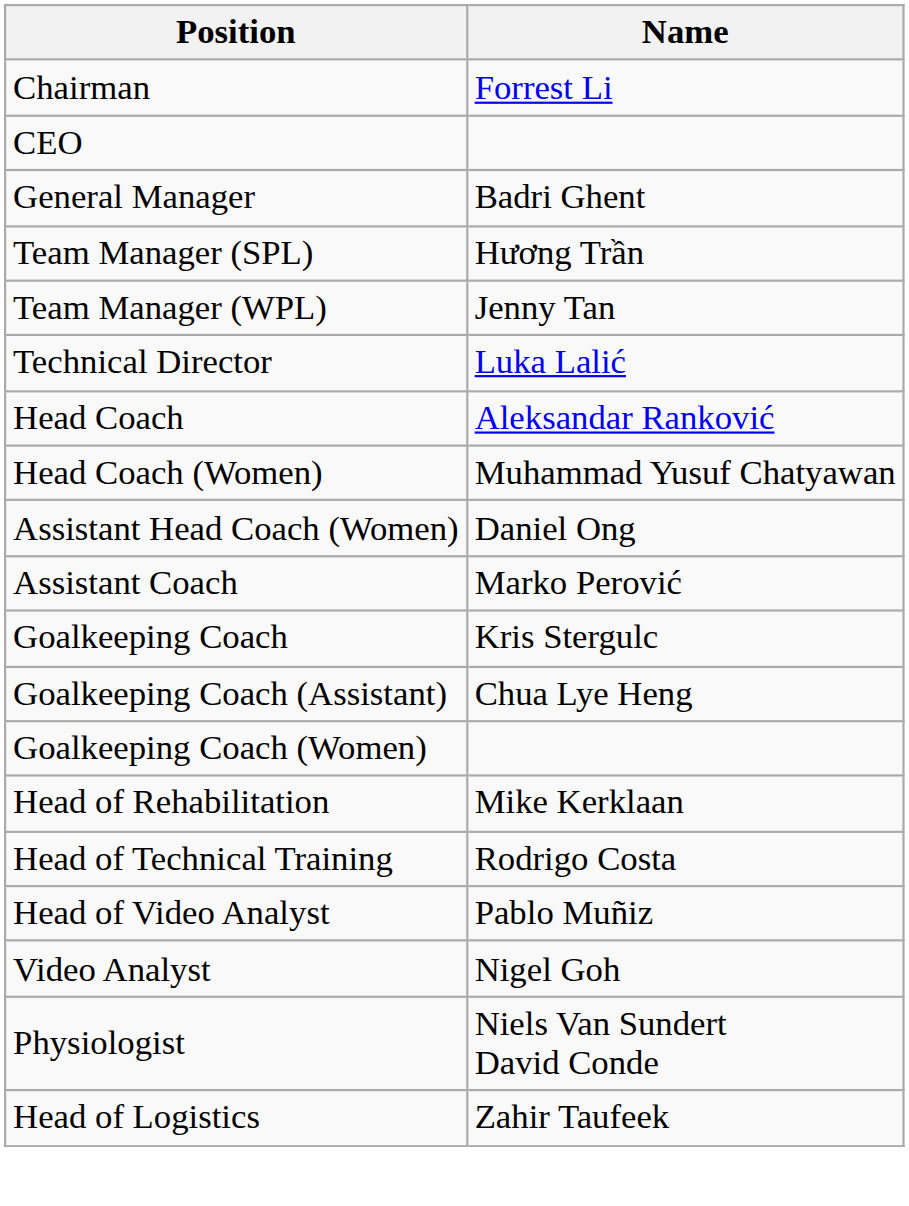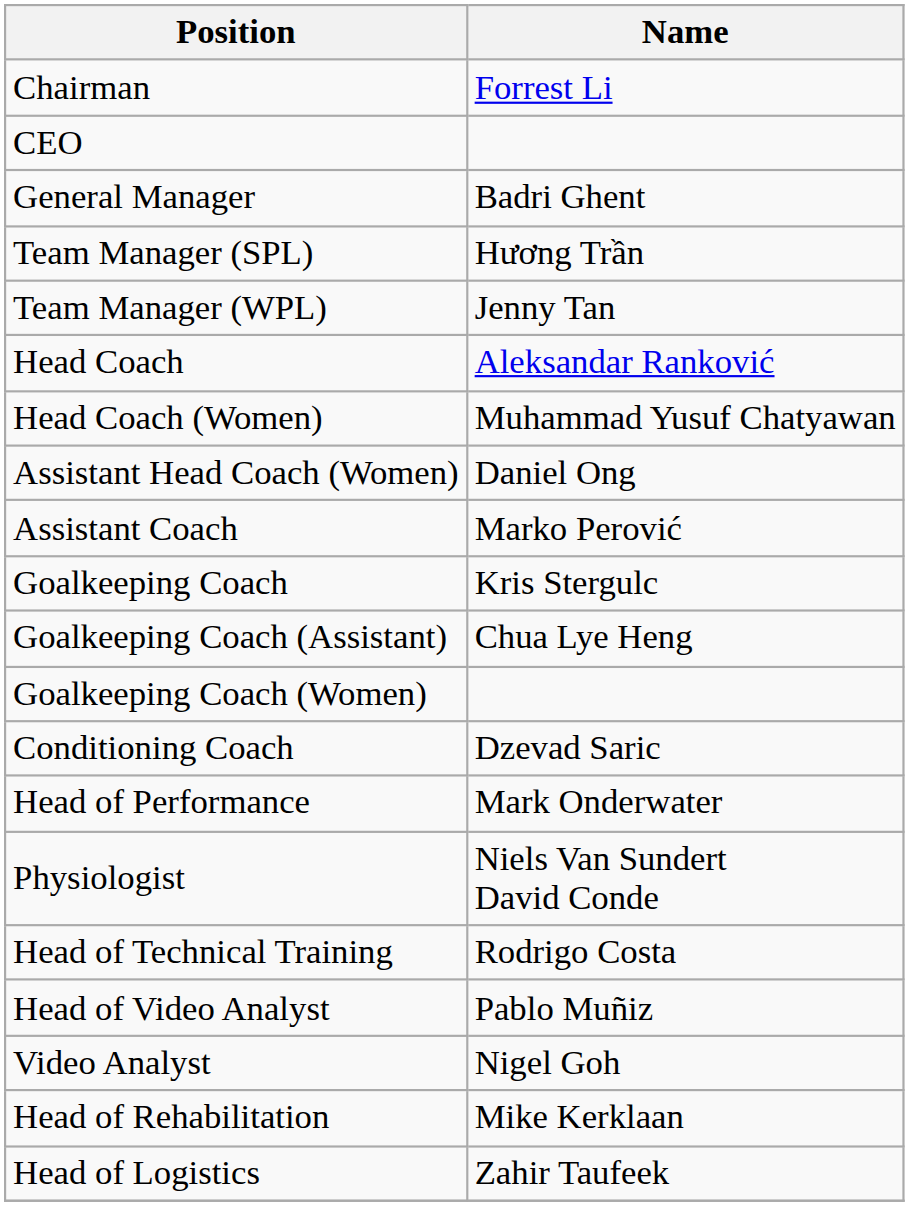- row: (142, 362)
+ row: (153, 747)
+ row: (162, 802)
rows swapped: (171, 802) <-> (99, 1042)
